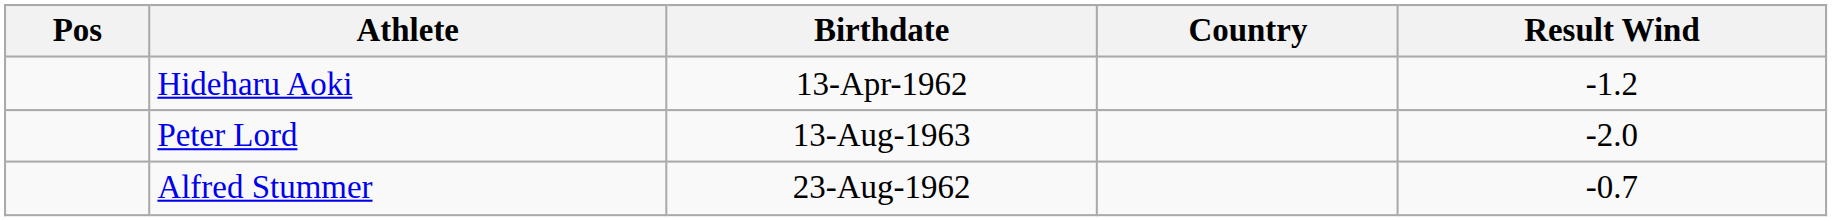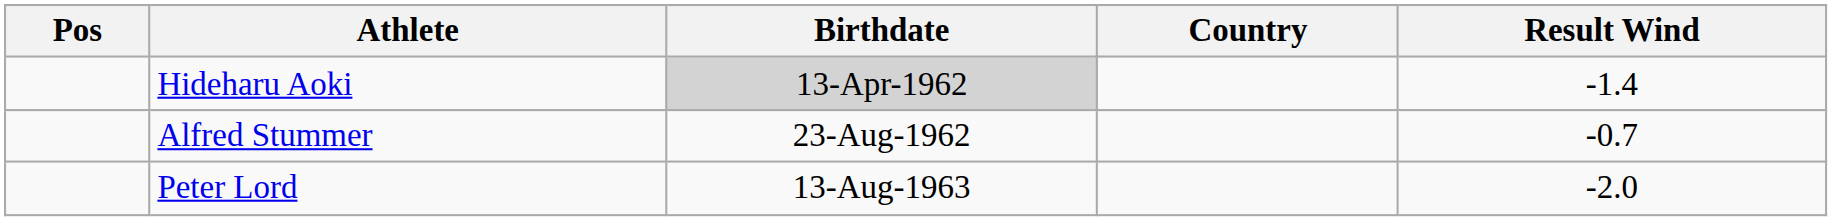(882, 82) no background -> (882, 82) lightgrey background
(1612, 82) -1.2 -> (1612, 82) -1.4
rows swapped: (265, 187) <-> (227, 135)
